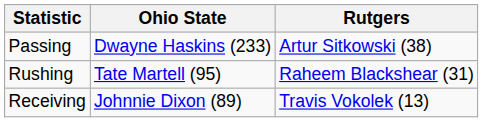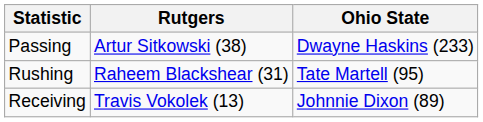columns swapped: (183, 18) <-> (377, 18)
